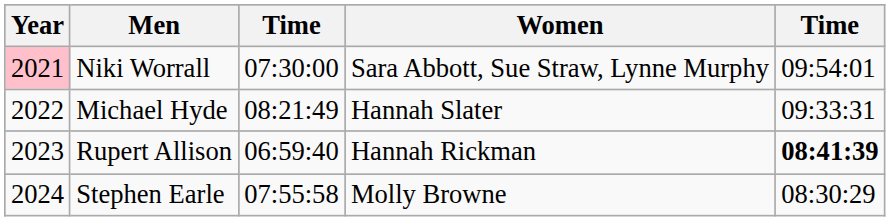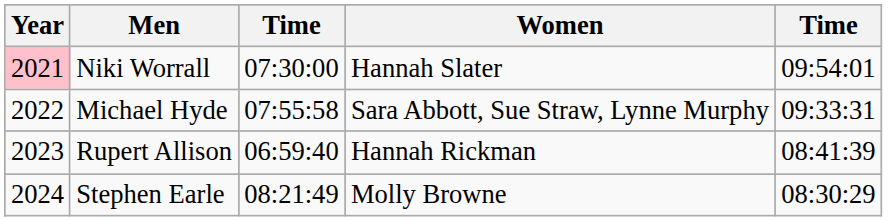(560, 67) Sara Abbott, Sue Straw, Lynne Murphy -> (427, 67) Hannah Slater
(291, 109) 08:21:49 -> (291, 109) 07:55:58
(427, 109) Hannah Slater -> (560, 109) Sara Abbott, Sue Straw, Lynne Murphy
(830, 151) bold -> (828, 151) normal
(291, 194) 07:55:58 -> (291, 194) 08:21:49
